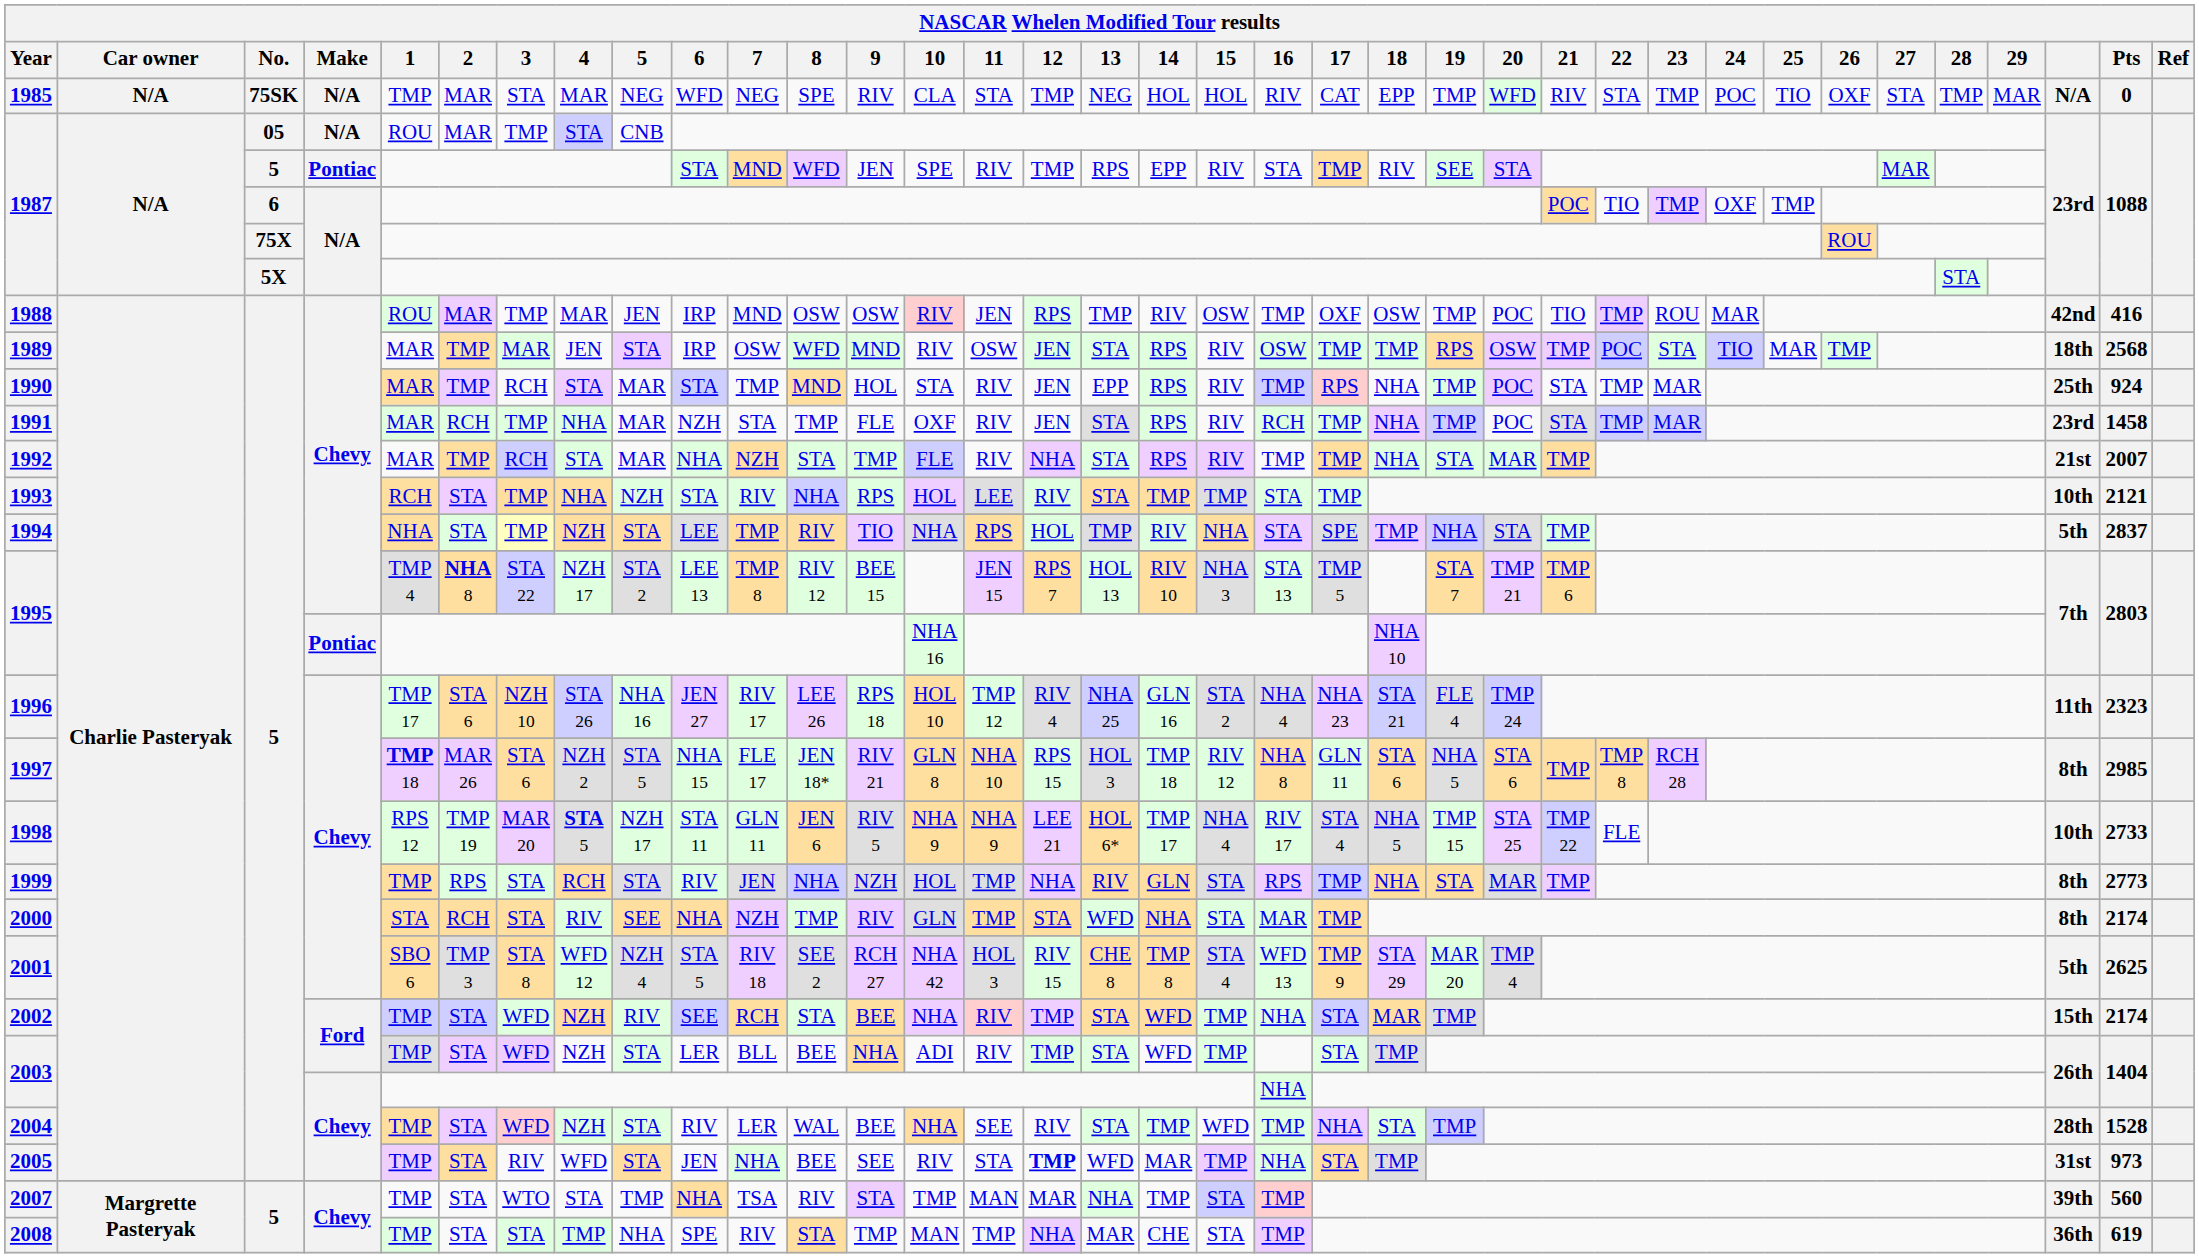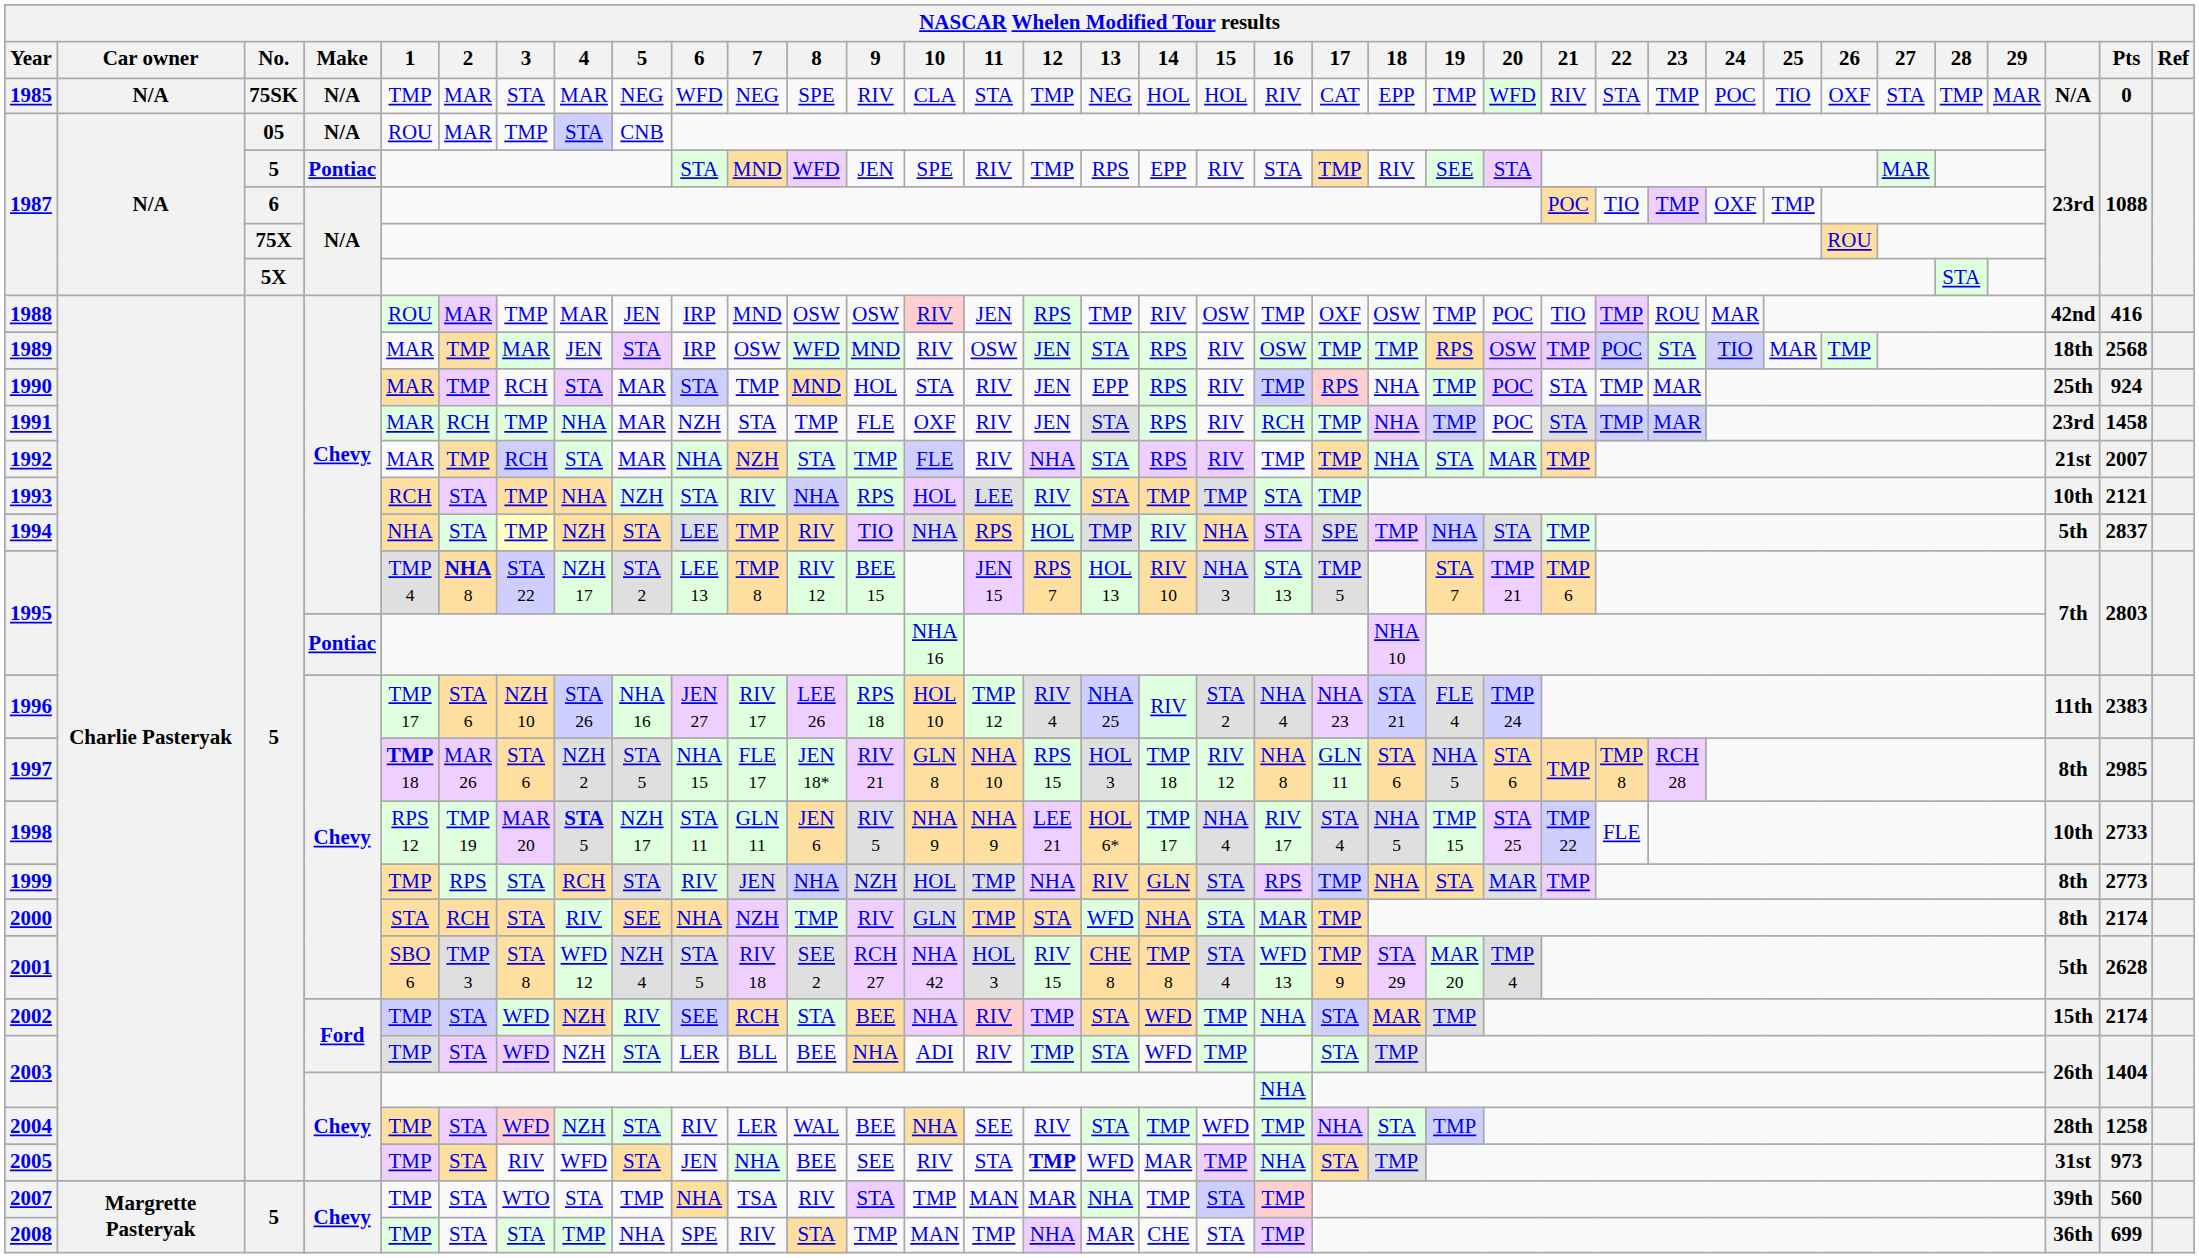(1168, 705) GLN 16 -> (1168, 706) RIV
(2126, 706) 2323 -> (2126, 706) 2383
(2126, 967) 2625 -> (2126, 967) 2628
(2126, 1125) 1528 -> (2126, 1125) 1258
(2126, 1234) 619 -> (2126, 1234) 699
